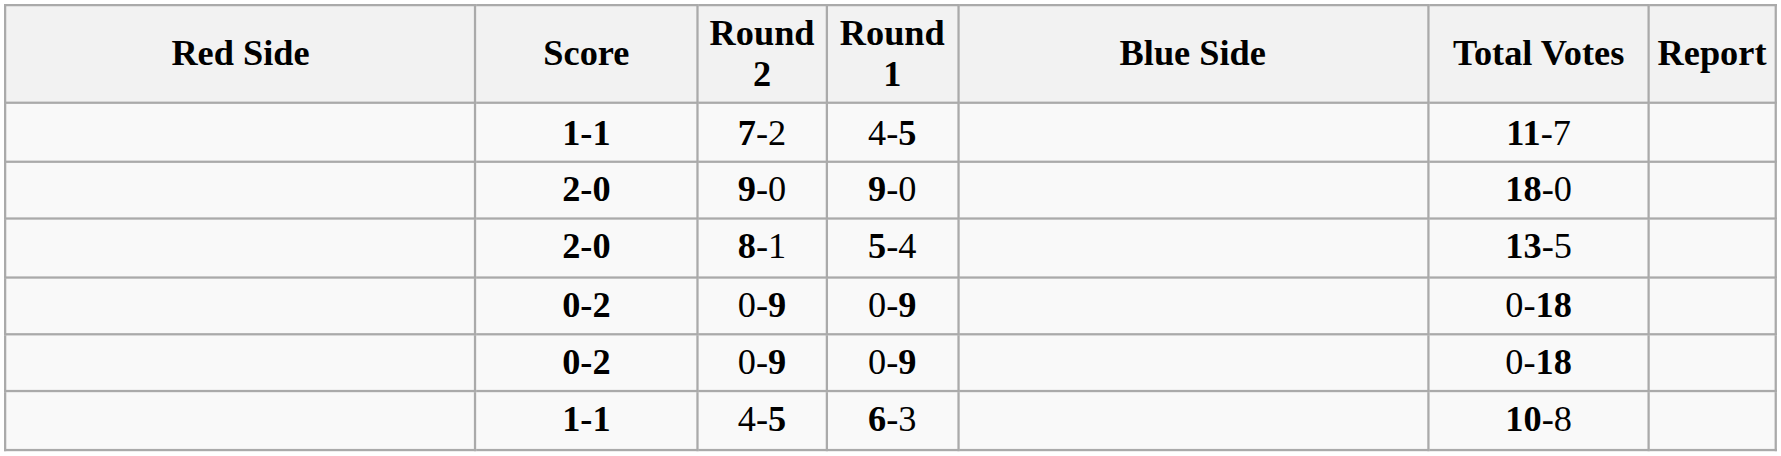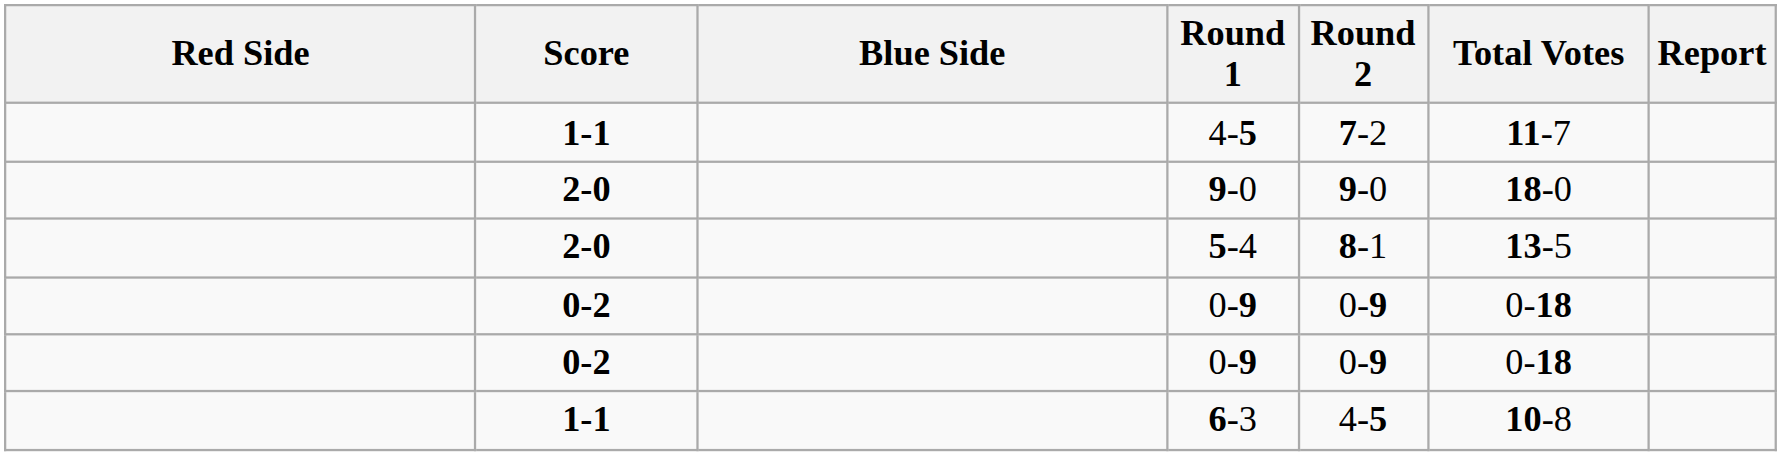columns swapped: (1193, 53) <-> (762, 53)
